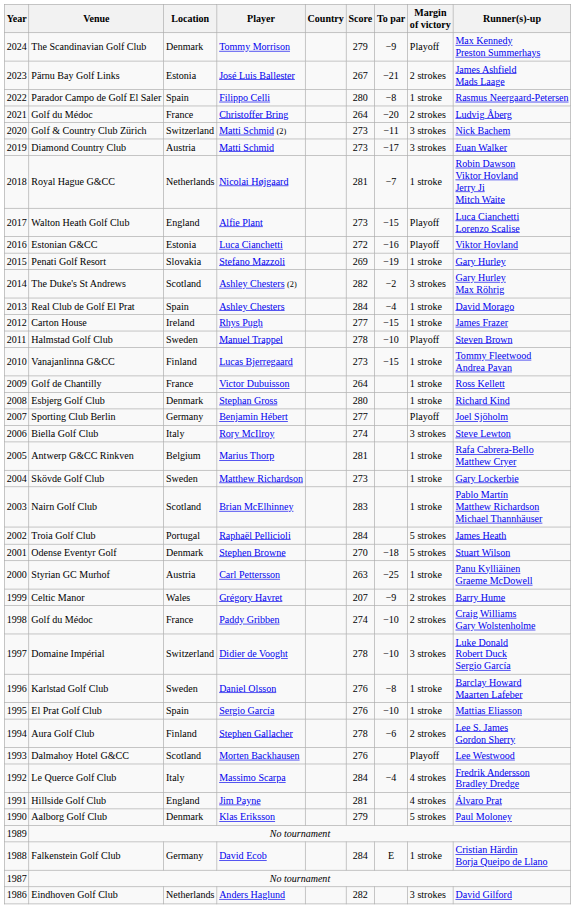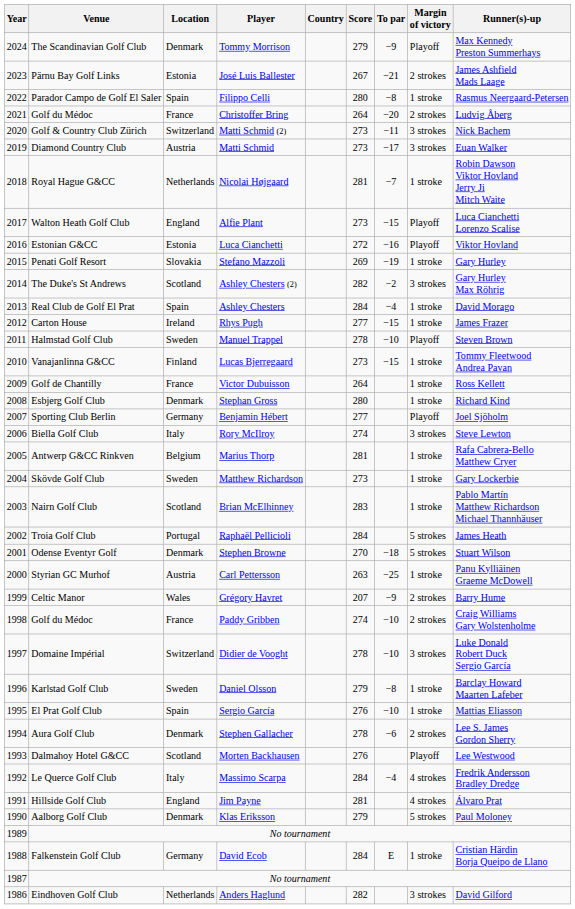(360, 688) 276 -> (360, 688) 279
(181, 733) Finland -> (185, 733) Denmark
